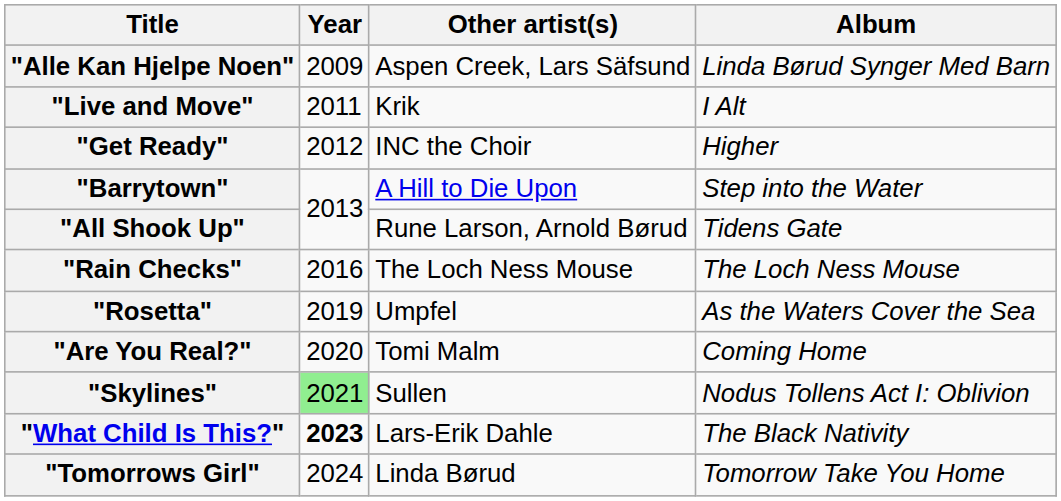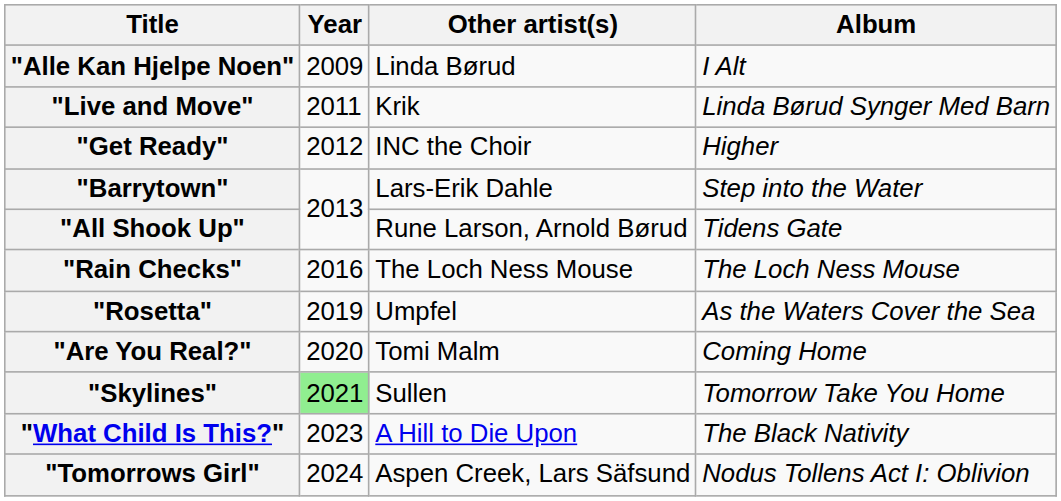(533, 65) Aspen Creek, Lars Säfsund -> (445, 65) Linda Børud
(876, 65) Linda Børud Synger Med Barn -> (724, 65) I Alt
(724, 106) I Alt -> (876, 106) Linda Børud Synger Med Barn
(476, 188) A Hill to Die Upon -> (464, 188) Lars-Erik Dahle
(866, 392) Nodus Tollens Act I: Oblivion -> (854, 392) Tomorrow Take You Home
(335, 433) bold -> (335, 433) normal
(464, 433) Lars-Erik Dahle -> (476, 433) A Hill to Die Upon
(445, 474) Linda Børud -> (533, 474) Aspen Creek, Lars Säfsund
(854, 474) Tomorrow Take You Home -> (866, 474) Nodus Tollens Act I: Oblivion
